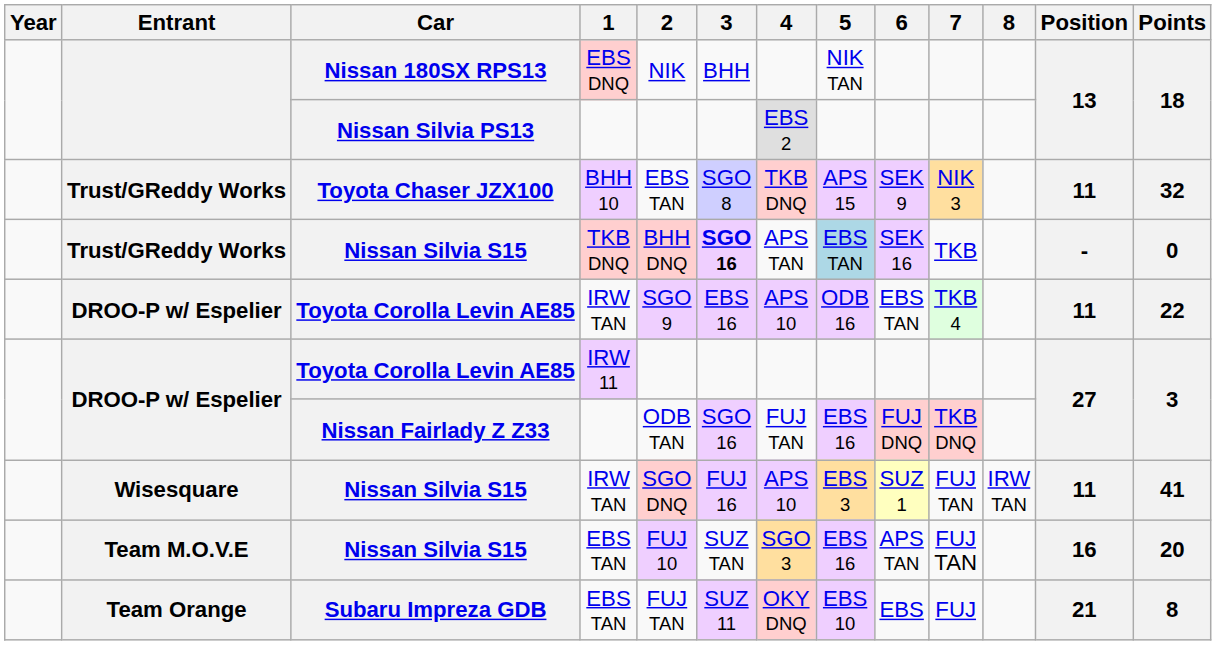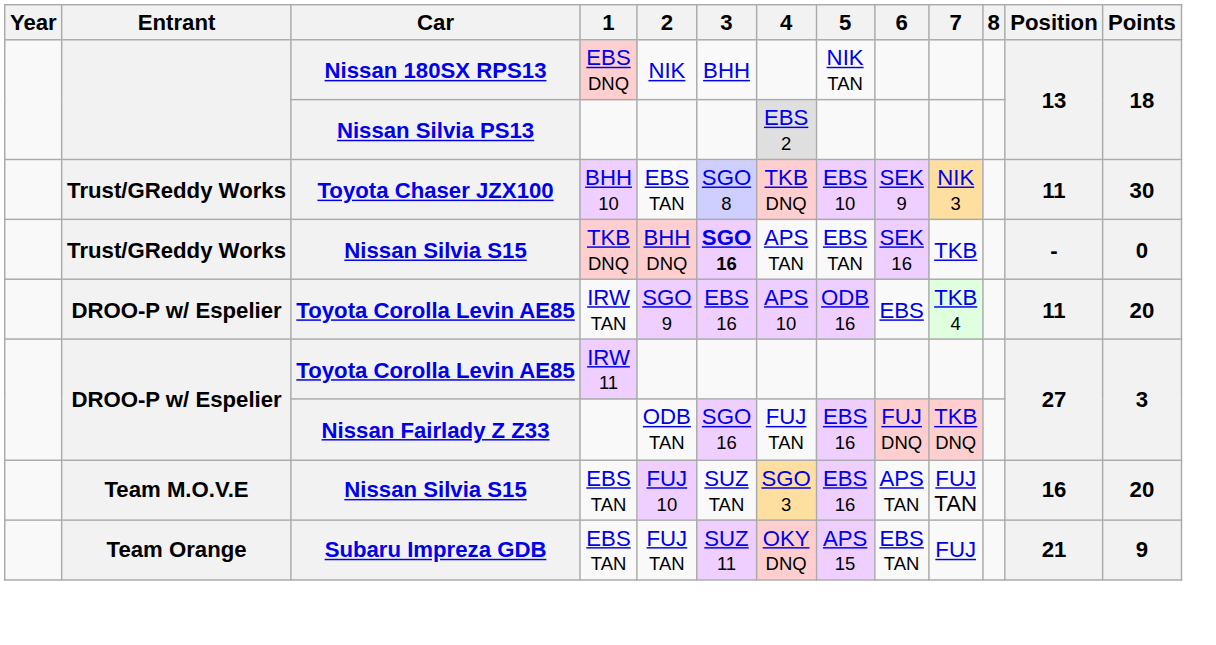(845, 190) APS 15 -> (845, 190) EBS 10
(1172, 190) 32 -> (1142, 190) 30
(845, 250) lightblue background -> (845, 250) no background
(902, 310) EBS TAN -> (902, 310) EBS
(1172, 310) 22 -> (1142, 310) 20
- row: (436, 490)
(845, 610) EBS 10 -> (845, 550) APS 15
(902, 610) EBS -> (902, 550) EBS TAN
(1172, 610) 8 -> (1142, 550) 9
